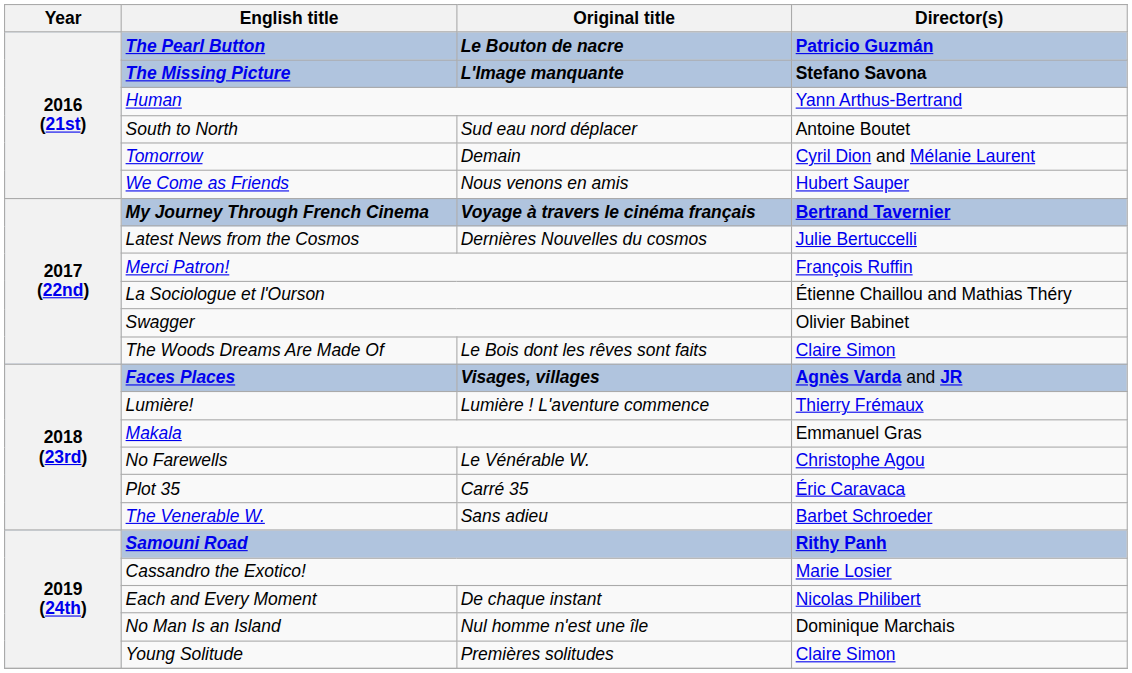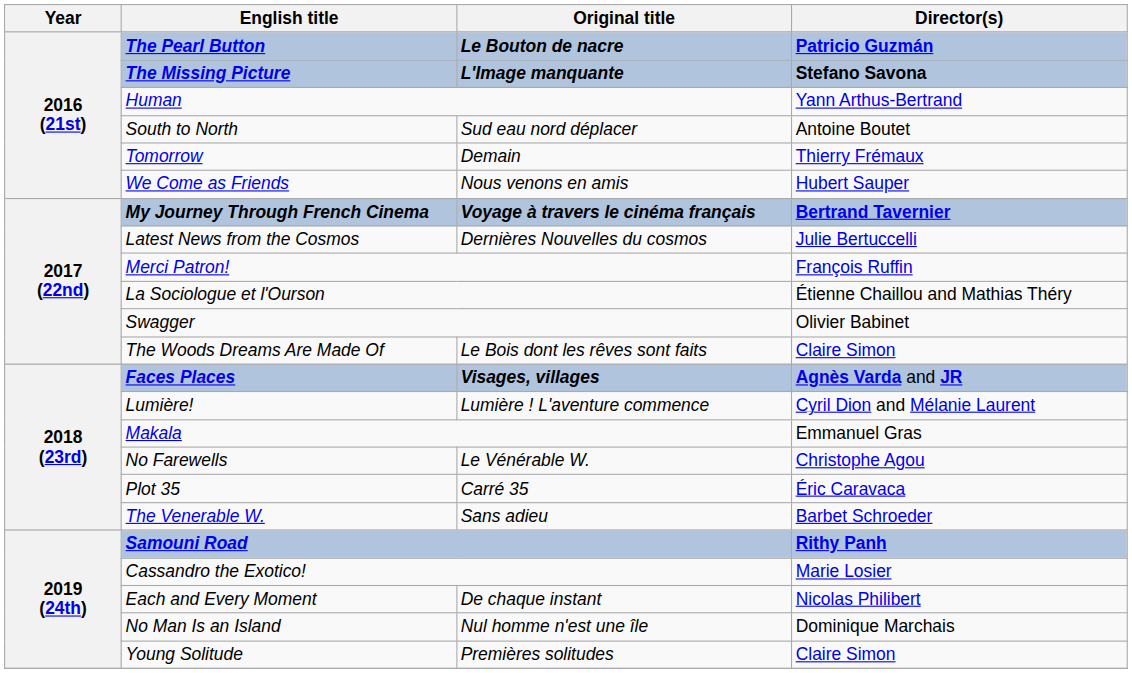(915, 156) Cyril Dion and Mélanie Laurent -> (860, 156) Thierry Frémaux
(860, 405) Thierry Frémaux -> (915, 405) Cyril Dion and Mélanie Laurent
